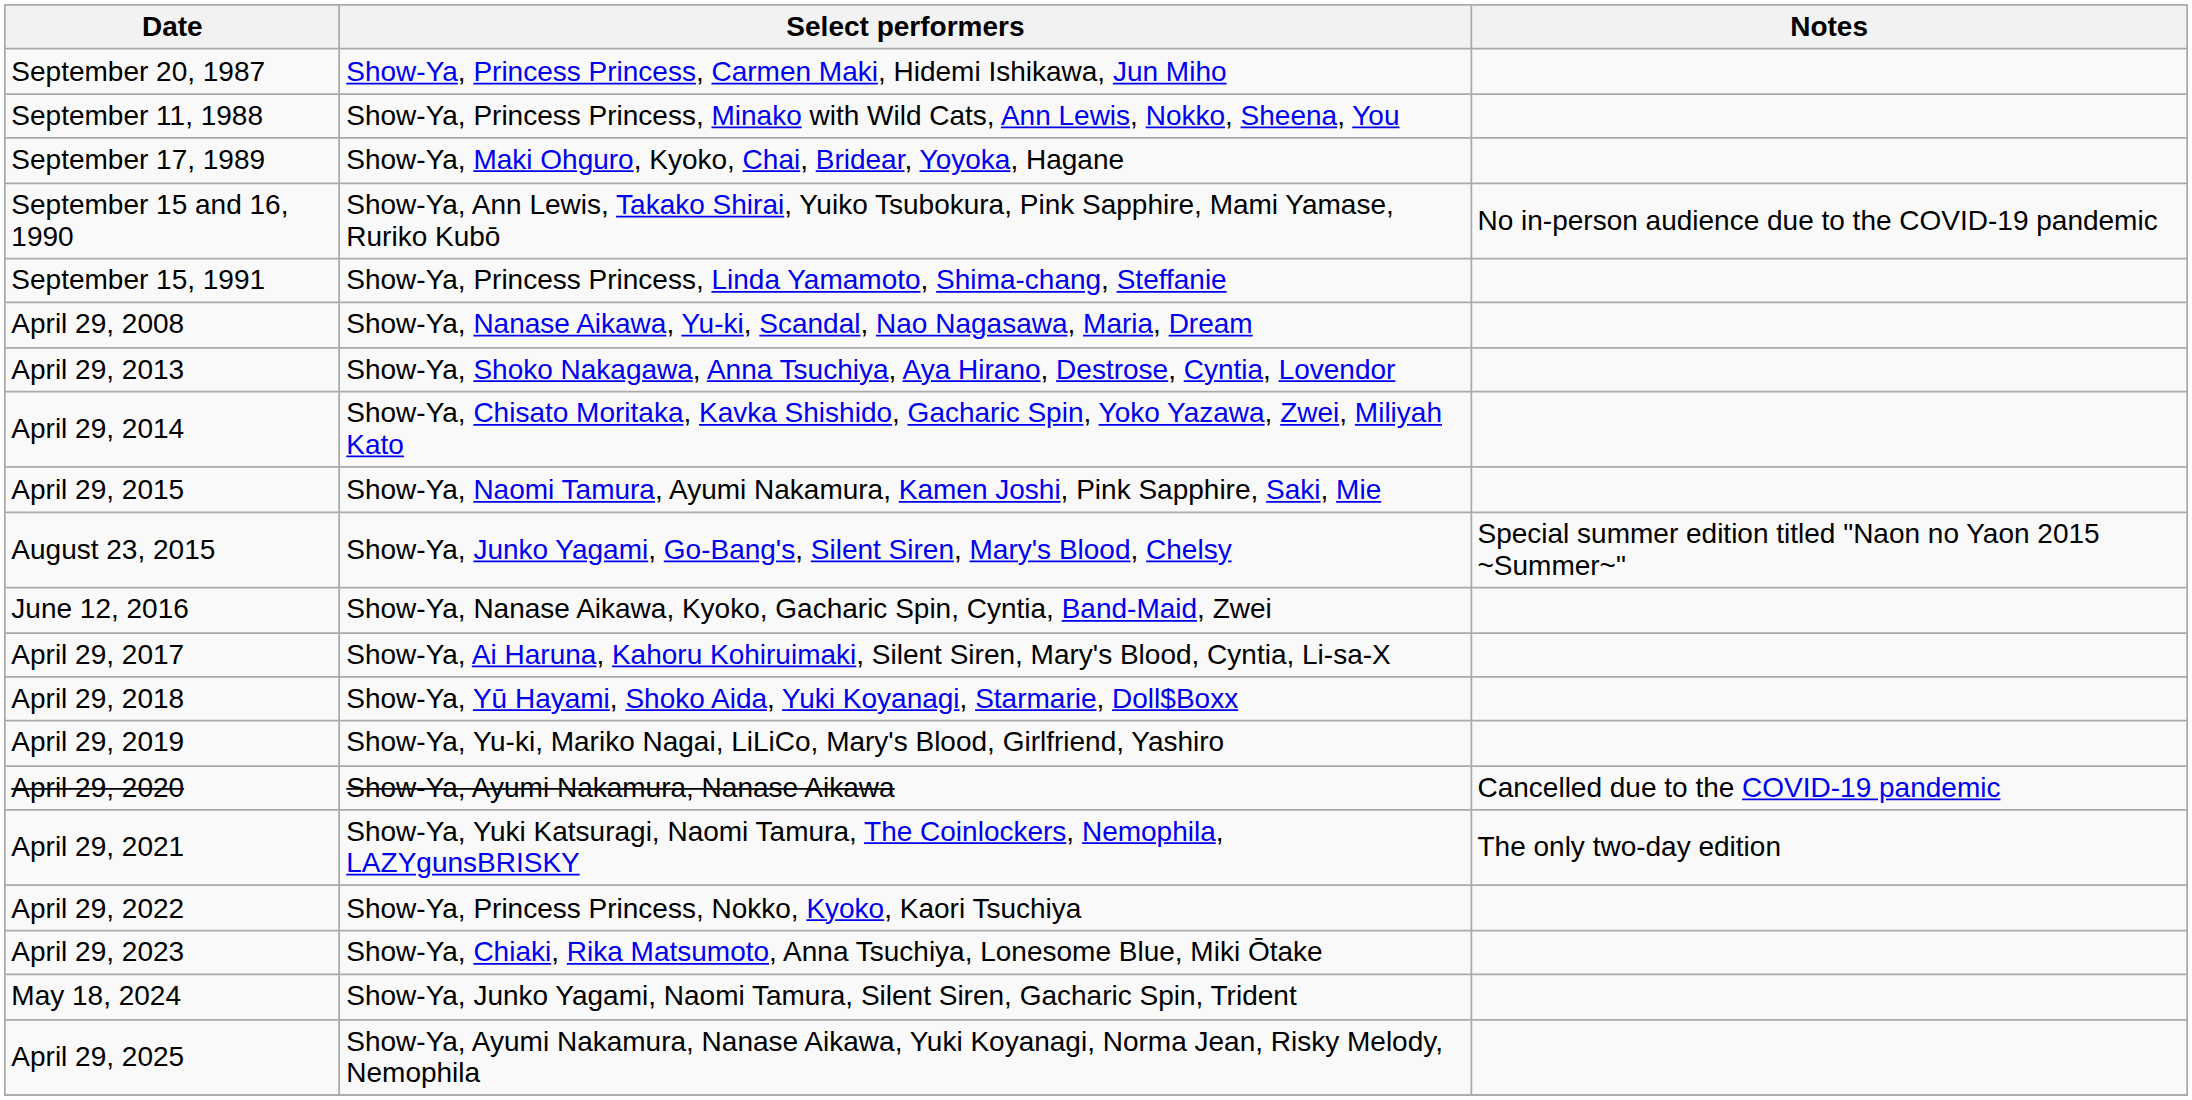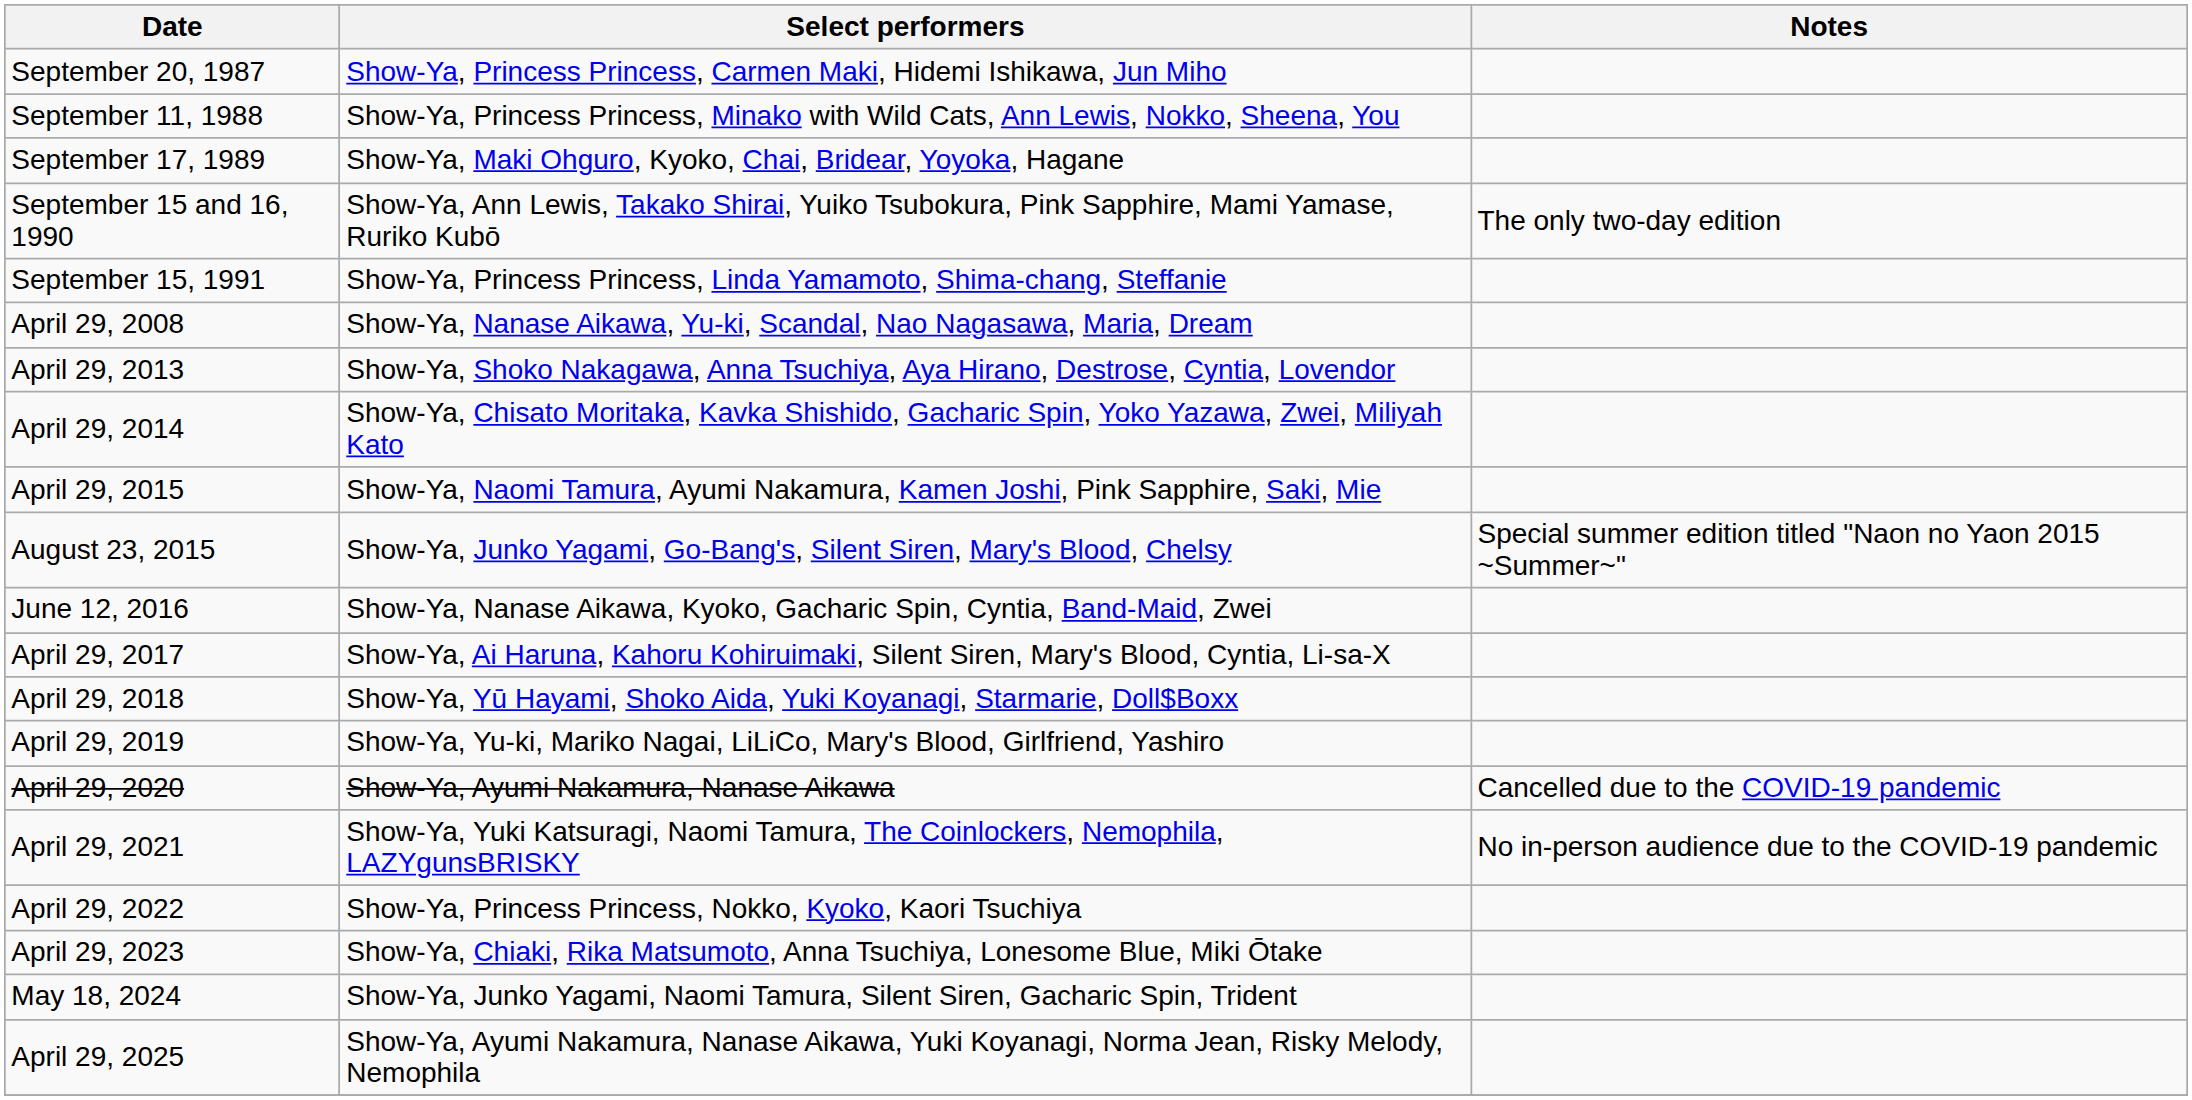(1818, 220) No in-person audience due to the COVID-19 pandemic -> (1629, 220) The only two-day edition
(1629, 847) The only two-day edition -> (1818, 847) No in-person audience due to the COVID-19 pandemic
